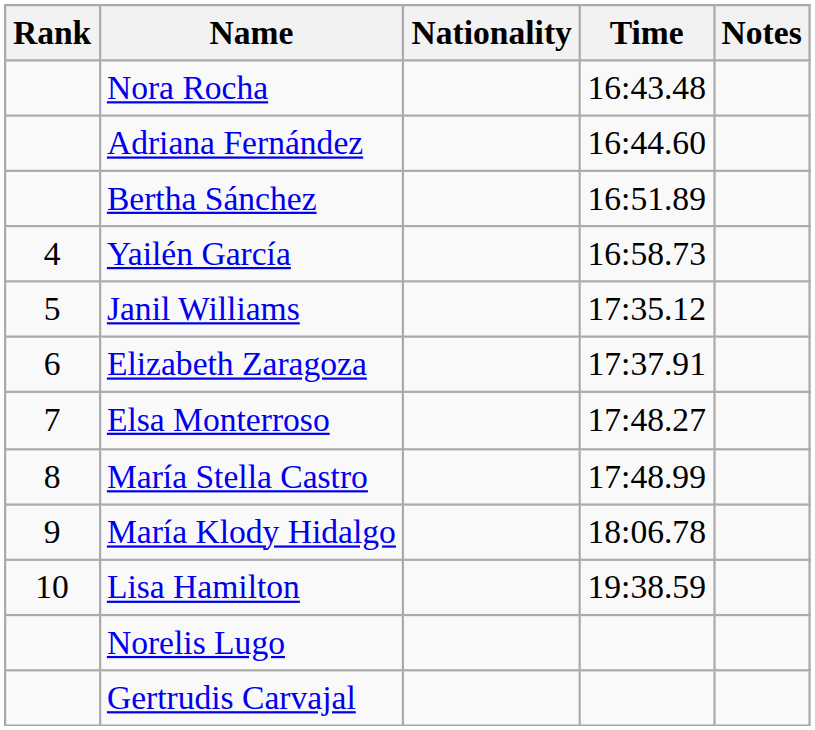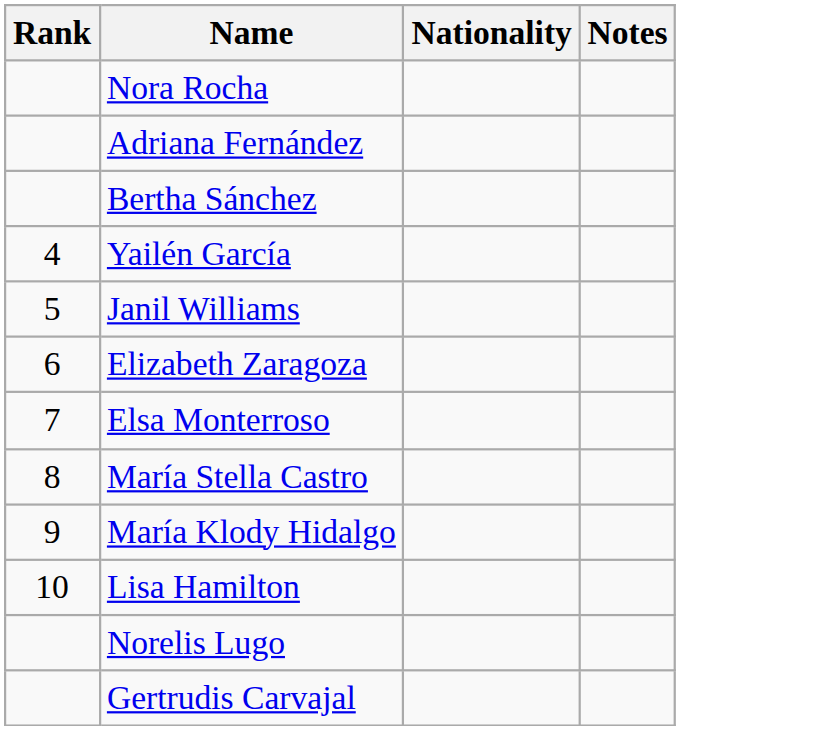- column: (647, 32)
